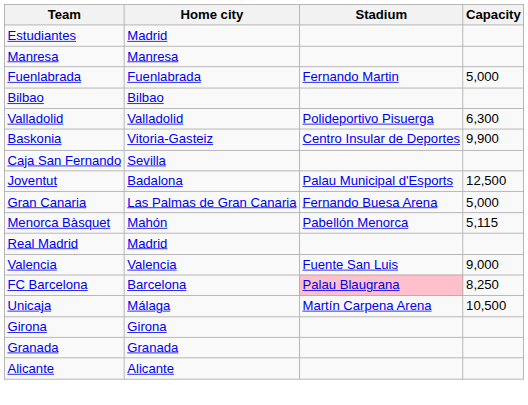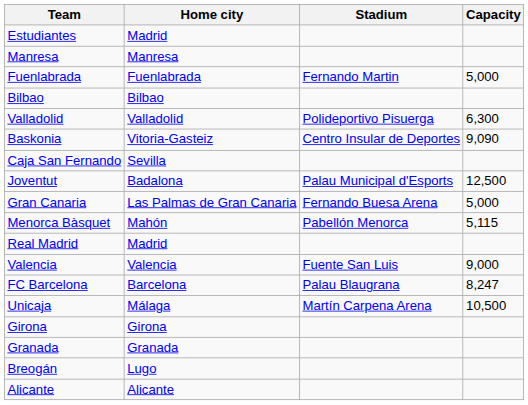(483, 139) 9,900 -> (483, 139) 9,090
(351, 285) pink background -> (351, 285) no background
(483, 285) 8,250 -> (483, 285) 8,247
+ row: (32, 368)
